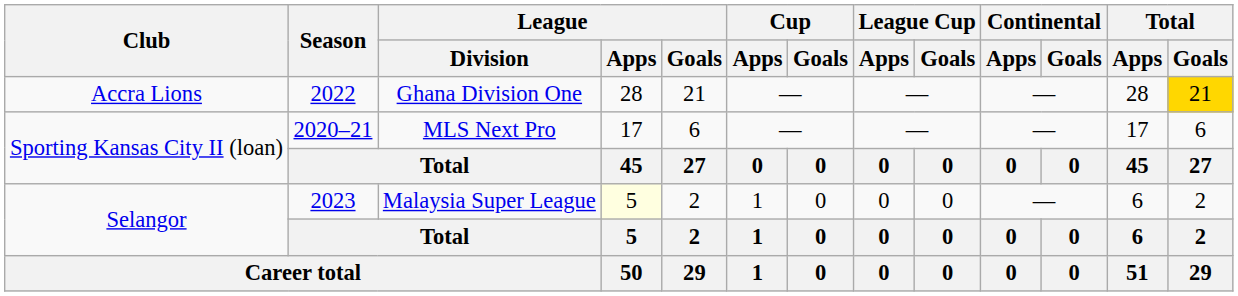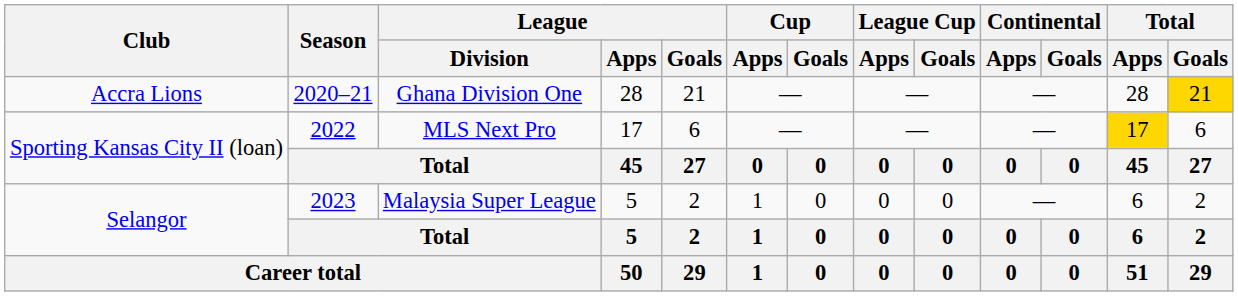(333, 93) 2022 -> (333, 93) 2020–21
(333, 129) 2020–21 -> (333, 129) 2022
(1137, 129) no background -> (1137, 129) gold background
(631, 201) lightyellow background -> (631, 201) no background
